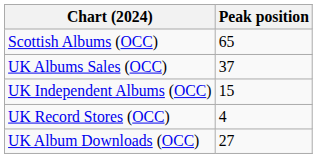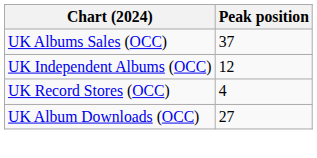- row: (83, 41)
(227, 91) 15 -> (227, 66) 12
